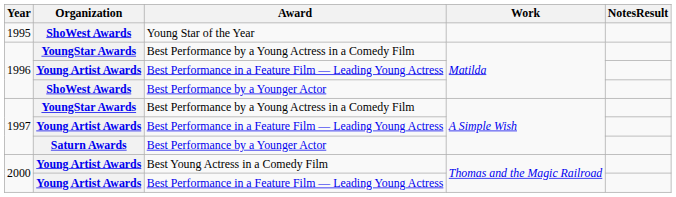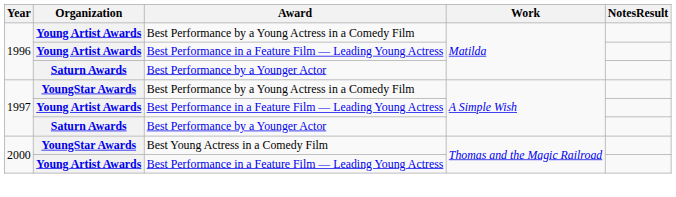- row: (19, 32)
(89, 51) YoungStar Awards -> (89, 32) Young Artist Awards
(89, 88) ShoWest Awards -> (89, 70) Saturn Awards
(89, 164) Young Artist Awards -> (89, 145) YoungStar Awards
